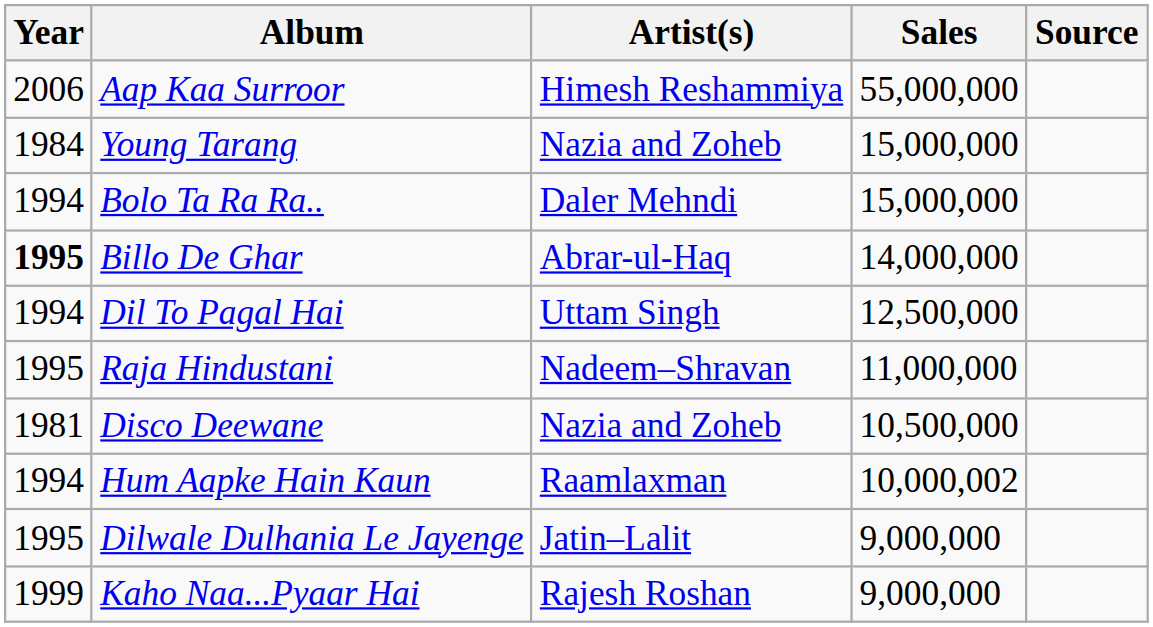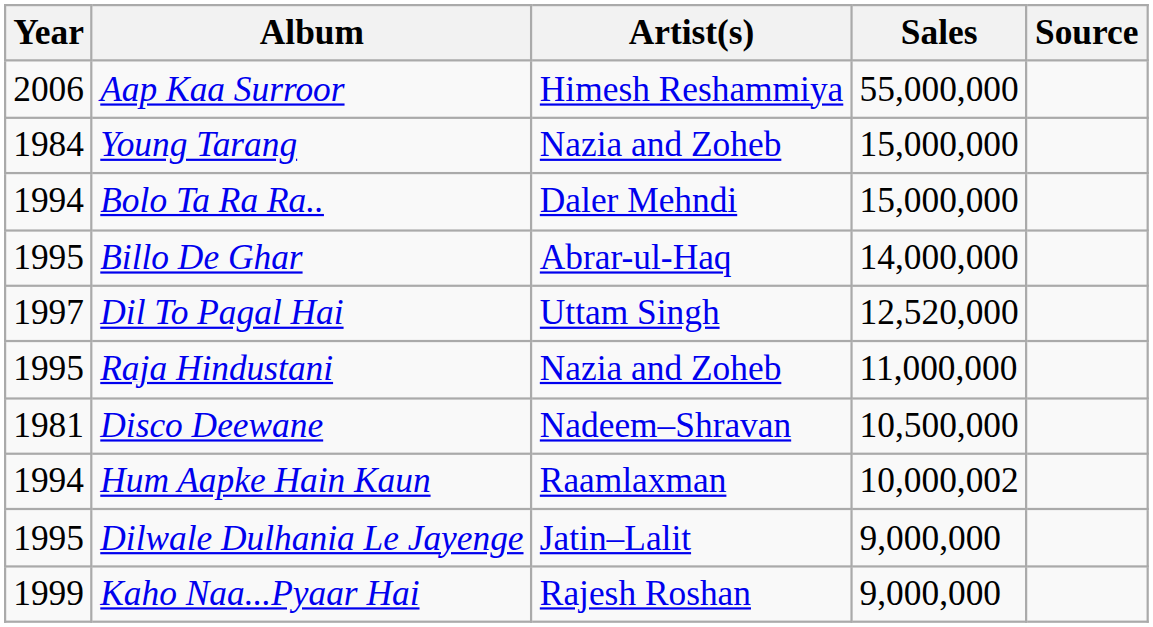(49, 256) bold -> (49, 256) normal
(49, 312) 1994 -> (49, 312) 1997
(939, 312) 12,500,000 -> (939, 312) 12,520,000
(665, 369) Nadeem–Shravan -> (661, 369) Nazia and Zoheb
(661, 425) Nazia and Zoheb -> (665, 425) Nadeem–Shravan
